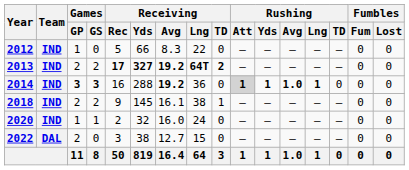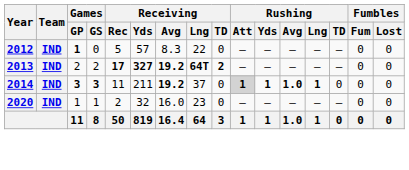(77, 49) normal -> (77, 49) bold
(143, 49) 66 -> (143, 49) 57
(118, 85) 16 -> (118, 85) 11
(143, 85) 288 -> (143, 85) 211
(199, 85) 36 -> (199, 85) 37
- row: (20, 102)
(199, 120) 24 -> (199, 102) 23
- row: (20, 138)
